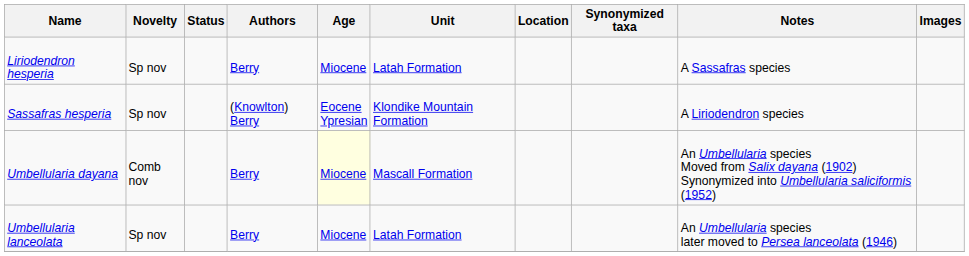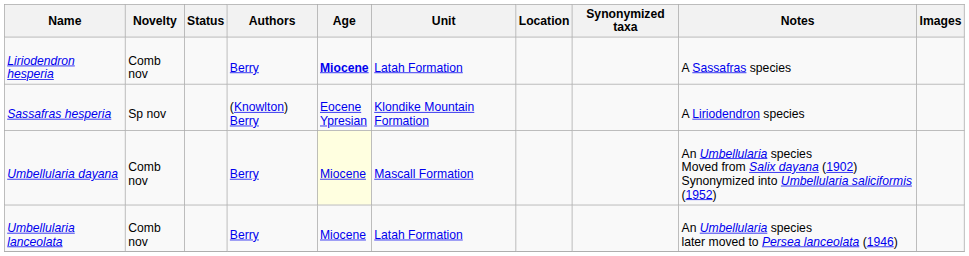(147, 67) Sp nov -> (144, 67) Comb nov
(343, 67) normal -> (344, 67) bold
(147, 234) Sp nov -> (144, 234) Comb nov
